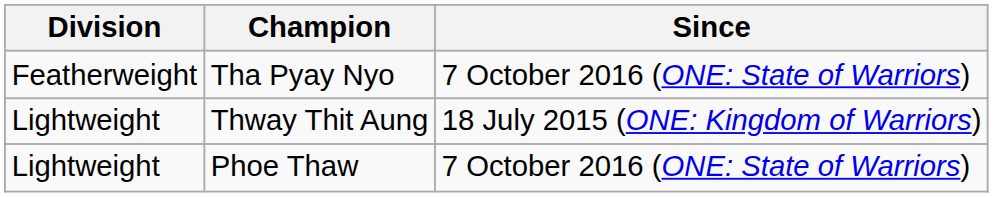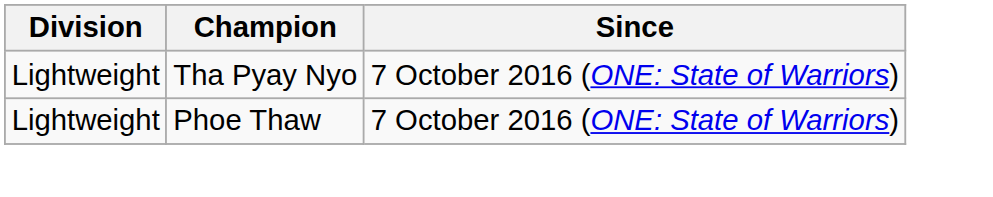(104, 74) Featherweight -> (86, 74) Lightweight
- row: (319, 120)
